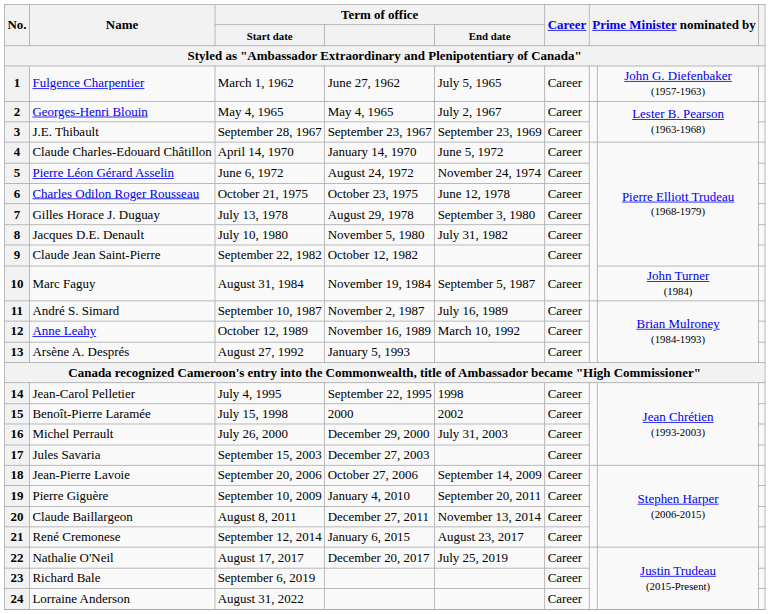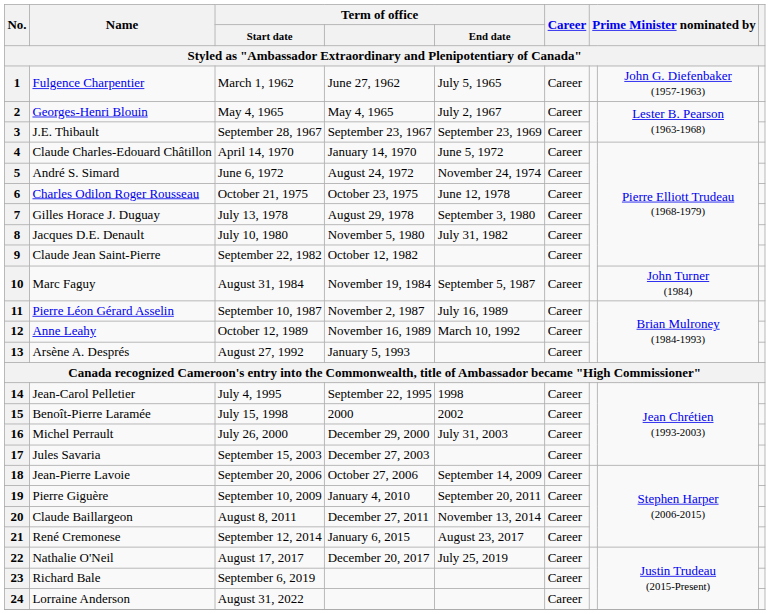(103, 173) Pierre Léon Gérard Asselin -> (76, 173) André S. Simard
(76, 311) André S. Simard -> (103, 311) Pierre Léon Gérard Asselin
